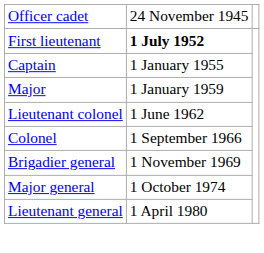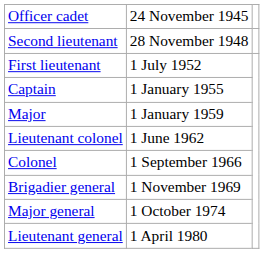+ row: (63, 41)
(167, 41) bold -> (166, 65) normal
